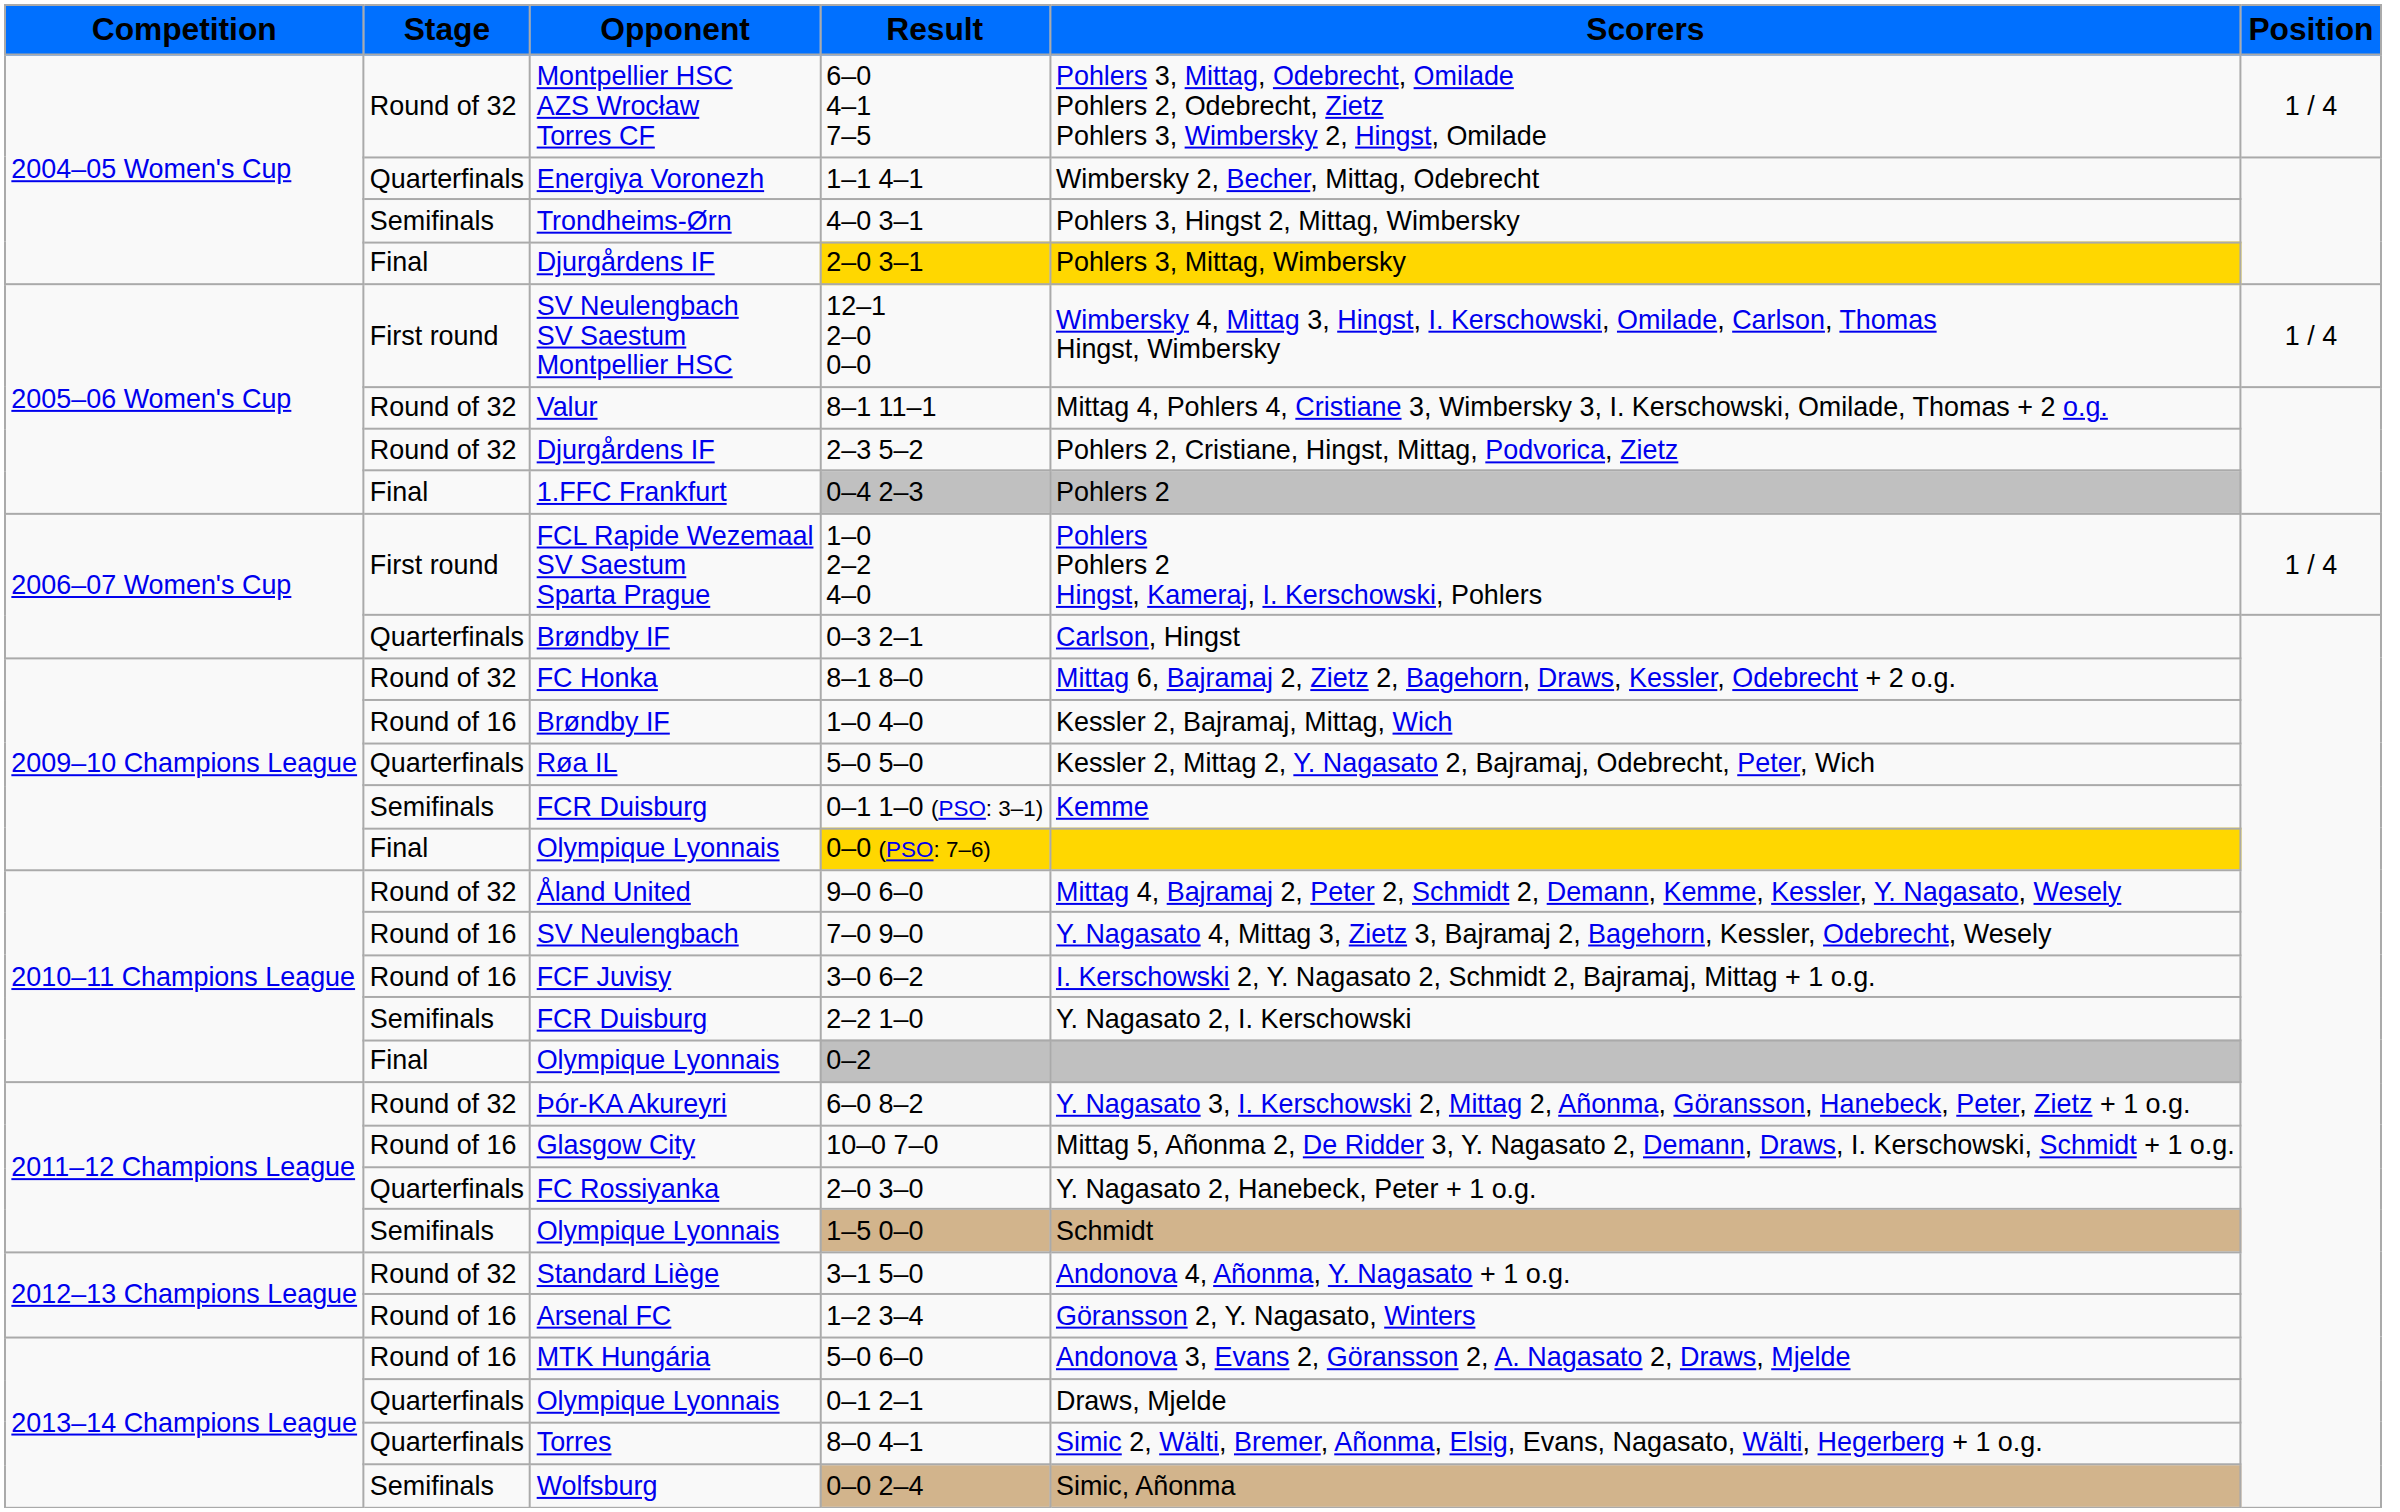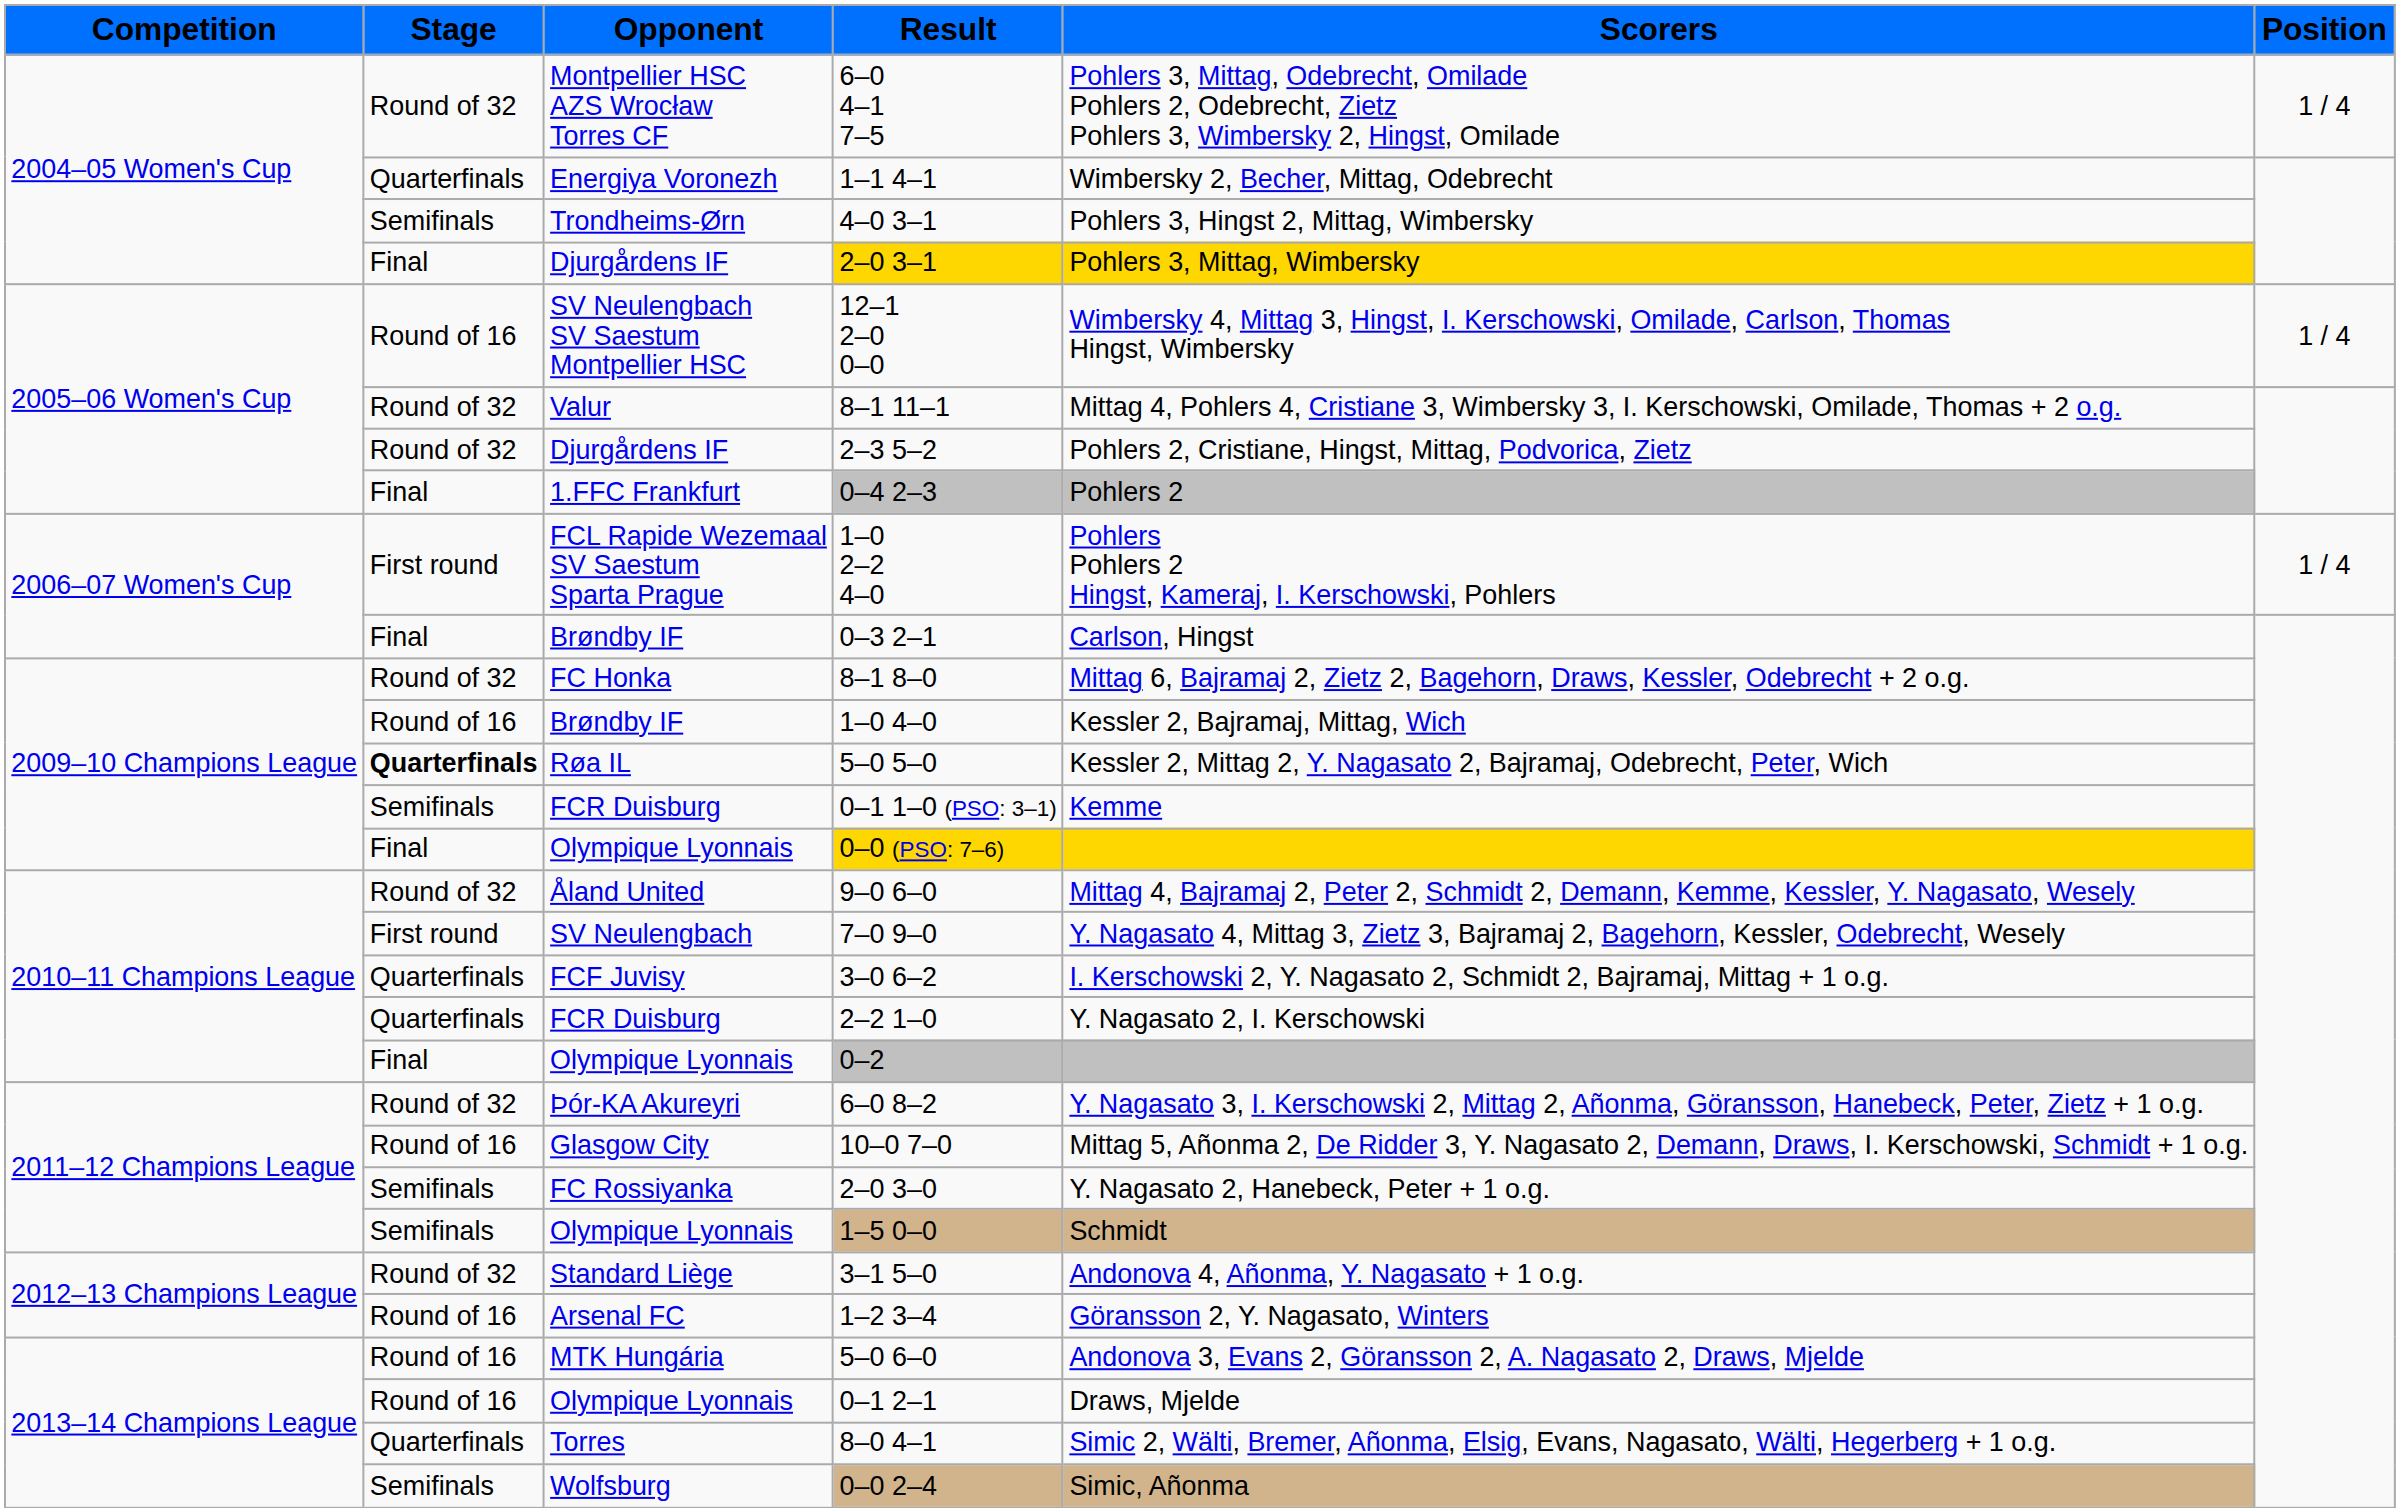(434, 335) First round -> (443, 335) Round of 16
(447, 637) Quarterfinals -> (399, 637) Final
(447, 764) normal -> (454, 764) bold
(443, 934) Round of 16 -> (434, 934) First round
(443, 976) Round of 16 -> (447, 976) Quarterfinals
(432, 1019) Semifinals -> (447, 1019) Quarterfinals
(447, 1188) Quarterfinals -> (432, 1188) Semifinals
(447, 1401) Quarterfinals -> (443, 1401) Round of 16
